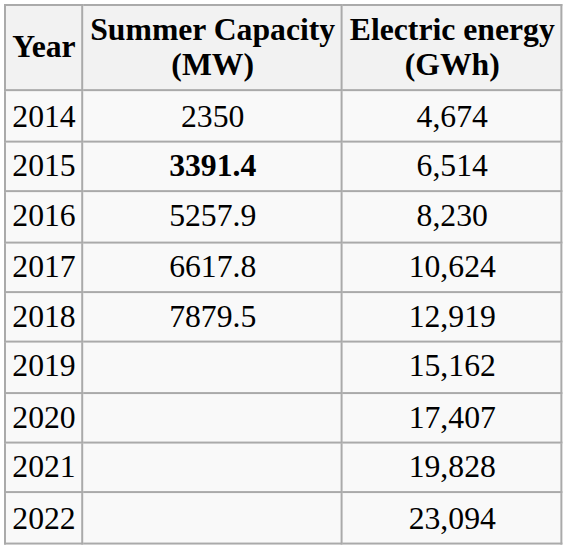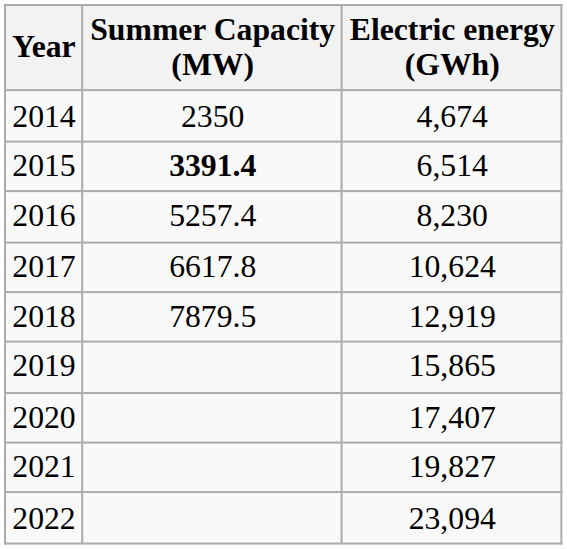(213, 215) 5257.9 -> (213, 215) 5257.4
(452, 366) 15,162 -> (452, 366) 15,865
(452, 467) 19,828 -> (452, 467) 19,827
